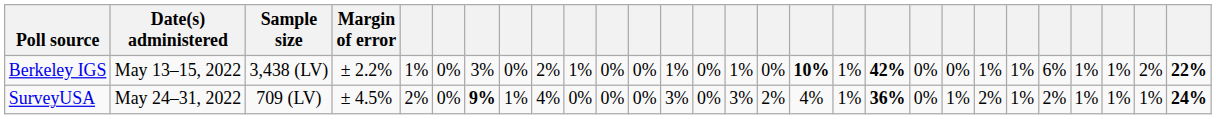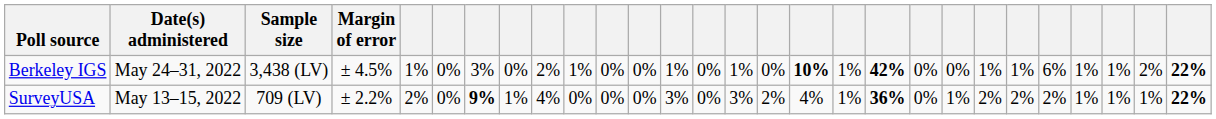(178, 70) May 13–15, 2022 -> (178, 70) May 24–31, 2022
(366, 70) ± 2.2% -> (366, 70) ± 4.5%
(178, 99) May 24–31, 2022 -> (178, 99) May 13–15, 2022
(366, 99) ± 4.5% -> (366, 99) ± 2.2%
(1022, 99) 1% -> (1022, 99) 2%
(1189, 99) 24% -> (1189, 99) 22%
